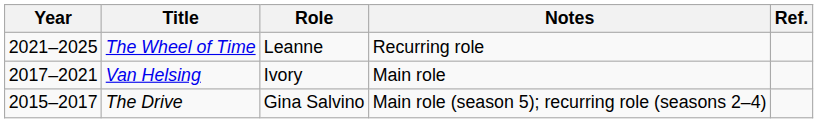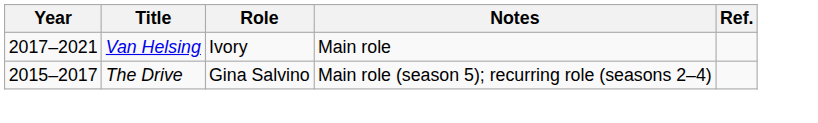- row: (181, 46)
